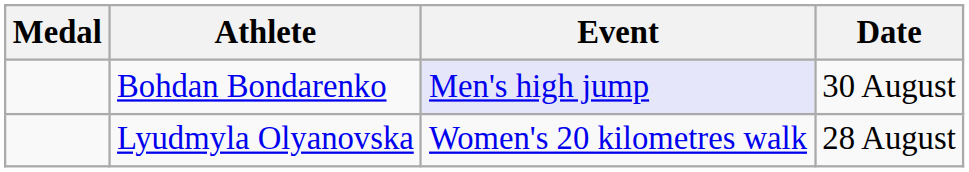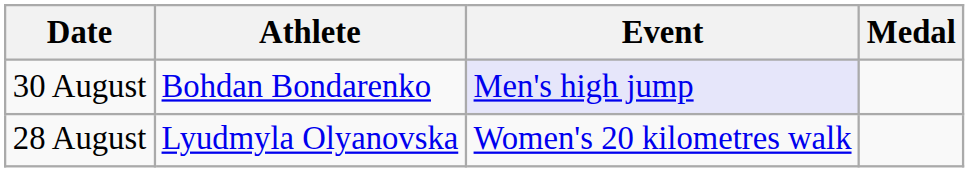columns swapped: (57, 31) <-> (889, 31)
